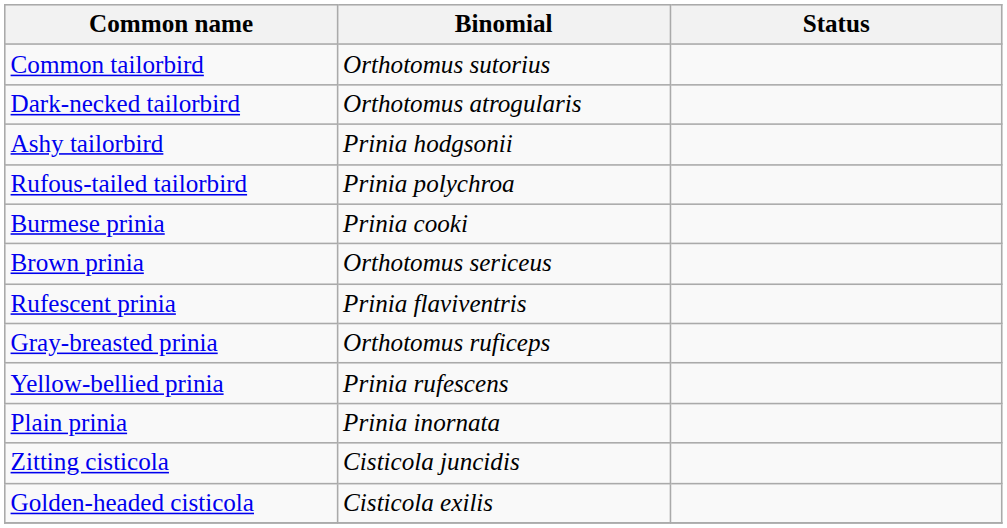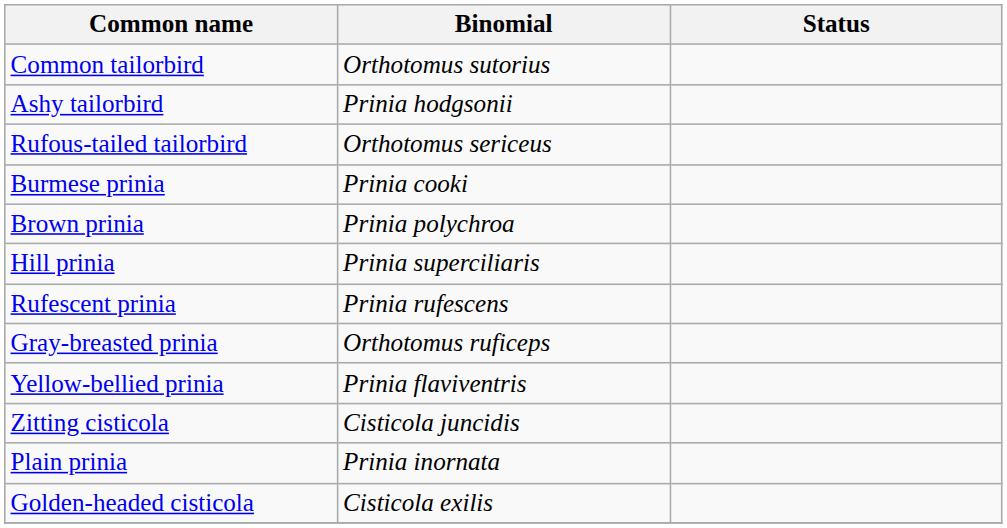- row: (125, 104)
(429, 183) Prinia polychroa -> (447, 143) Orthotomus sericeus
(447, 263) Orthotomus sericeus -> (429, 223) Prinia polychroa
+ row: (63, 263)
(435, 303) Prinia flaviventris -> (426, 303) Prinia rufescens
(426, 382) Prinia rufescens -> (435, 382) Prinia flaviventris
rows swapped: (69, 422) <-> (90, 462)
